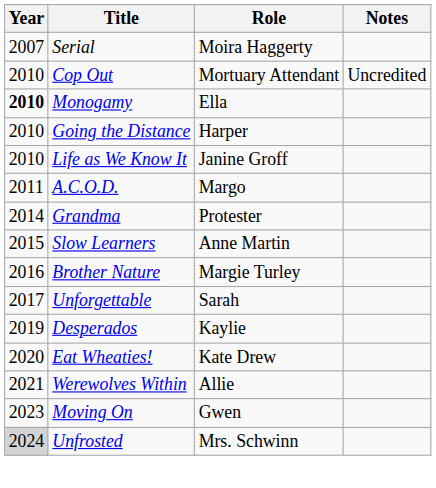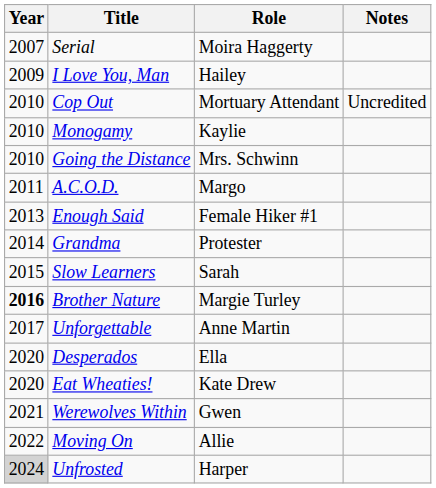+ row: (111, 74)
(26, 103) bold -> (26, 131) normal
(213, 103) Ella -> (222, 131) Kaylie
(223, 131) Harper -> (248, 159) Mrs. Schwinn
- row: (120, 159)
+ row: (98, 215)
(244, 243) Anne Martin -> (219, 272) Sarah
(26, 272) normal -> (26, 300) bold
(219, 300) Sarah -> (244, 328) Anne Martin
(26, 328) 2019 -> (26, 356) 2020
(222, 328) Kaylie -> (213, 356) Ella
(216, 384) Allie -> (220, 412) Gwen
(26, 412) 2023 -> (26, 441) 2022
(220, 412) Gwen -> (216, 441) Allie
(248, 441) Mrs. Schwinn -> (223, 469) Harper
